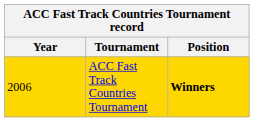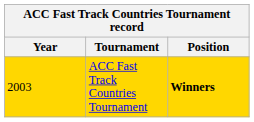(19, 86) 2006 -> (19, 86) 2003
